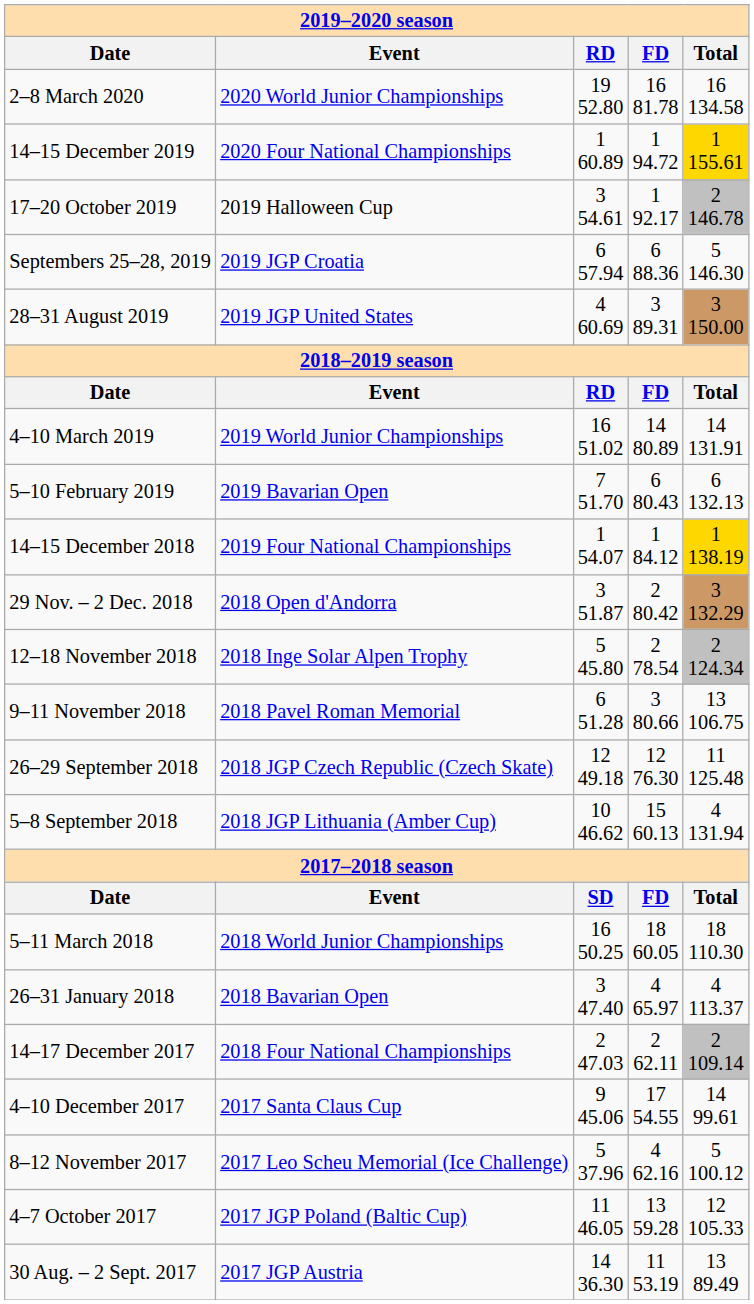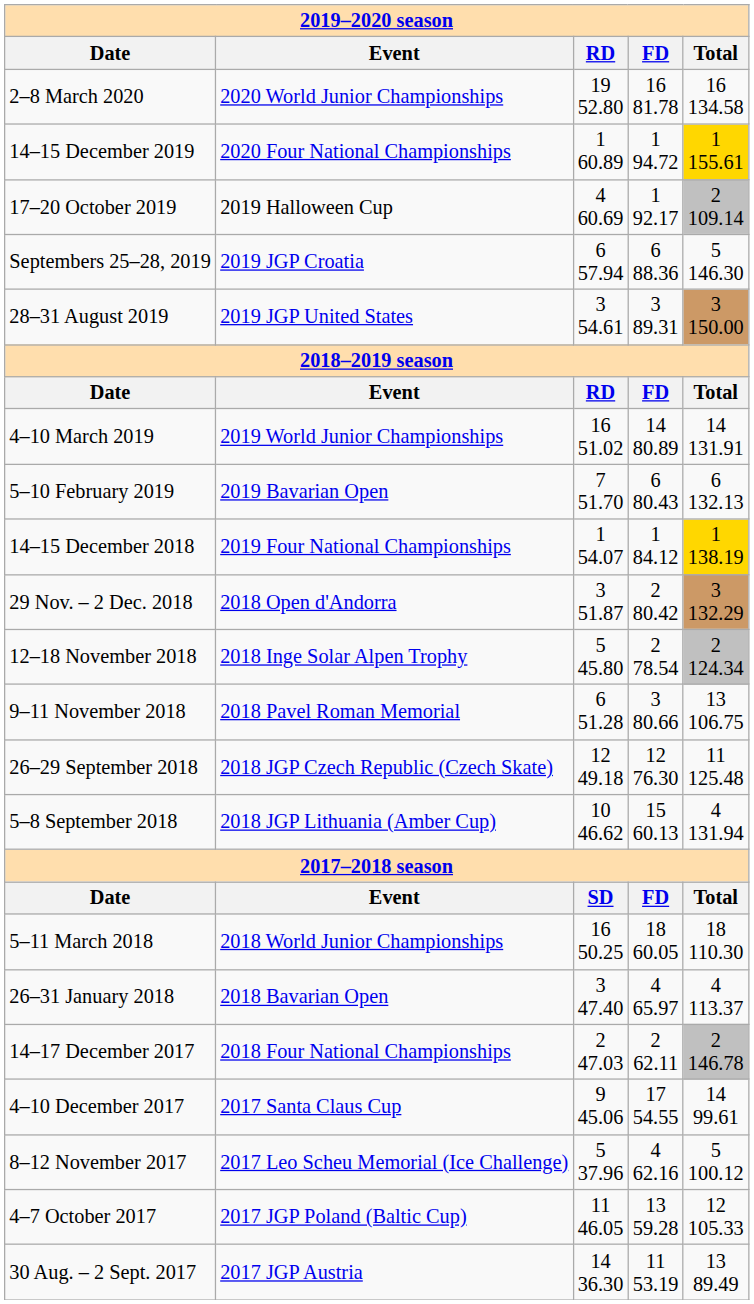(601, 206) 3 54.61 -> (601, 206) 4 60.69
(716, 206) 2 146.78 -> (716, 206) 2 109.14
(601, 316) 4 60.69 -> (601, 316) 3 54.61
(716, 1051) 2 109.14 -> (716, 1051) 2 146.78
